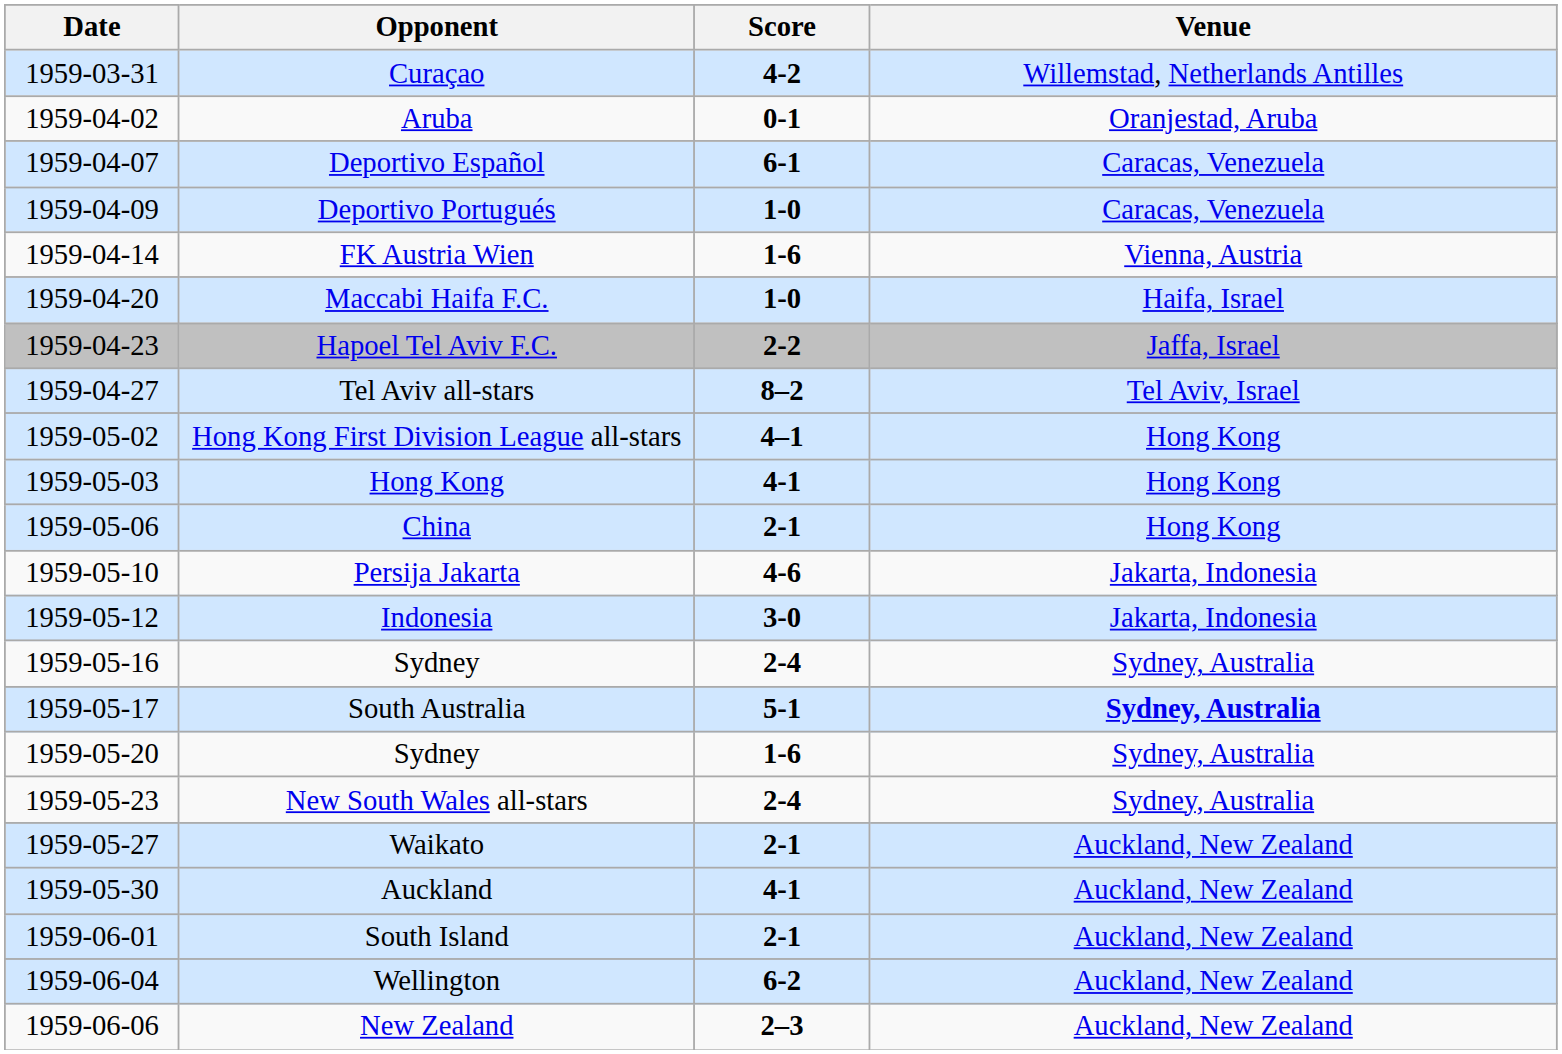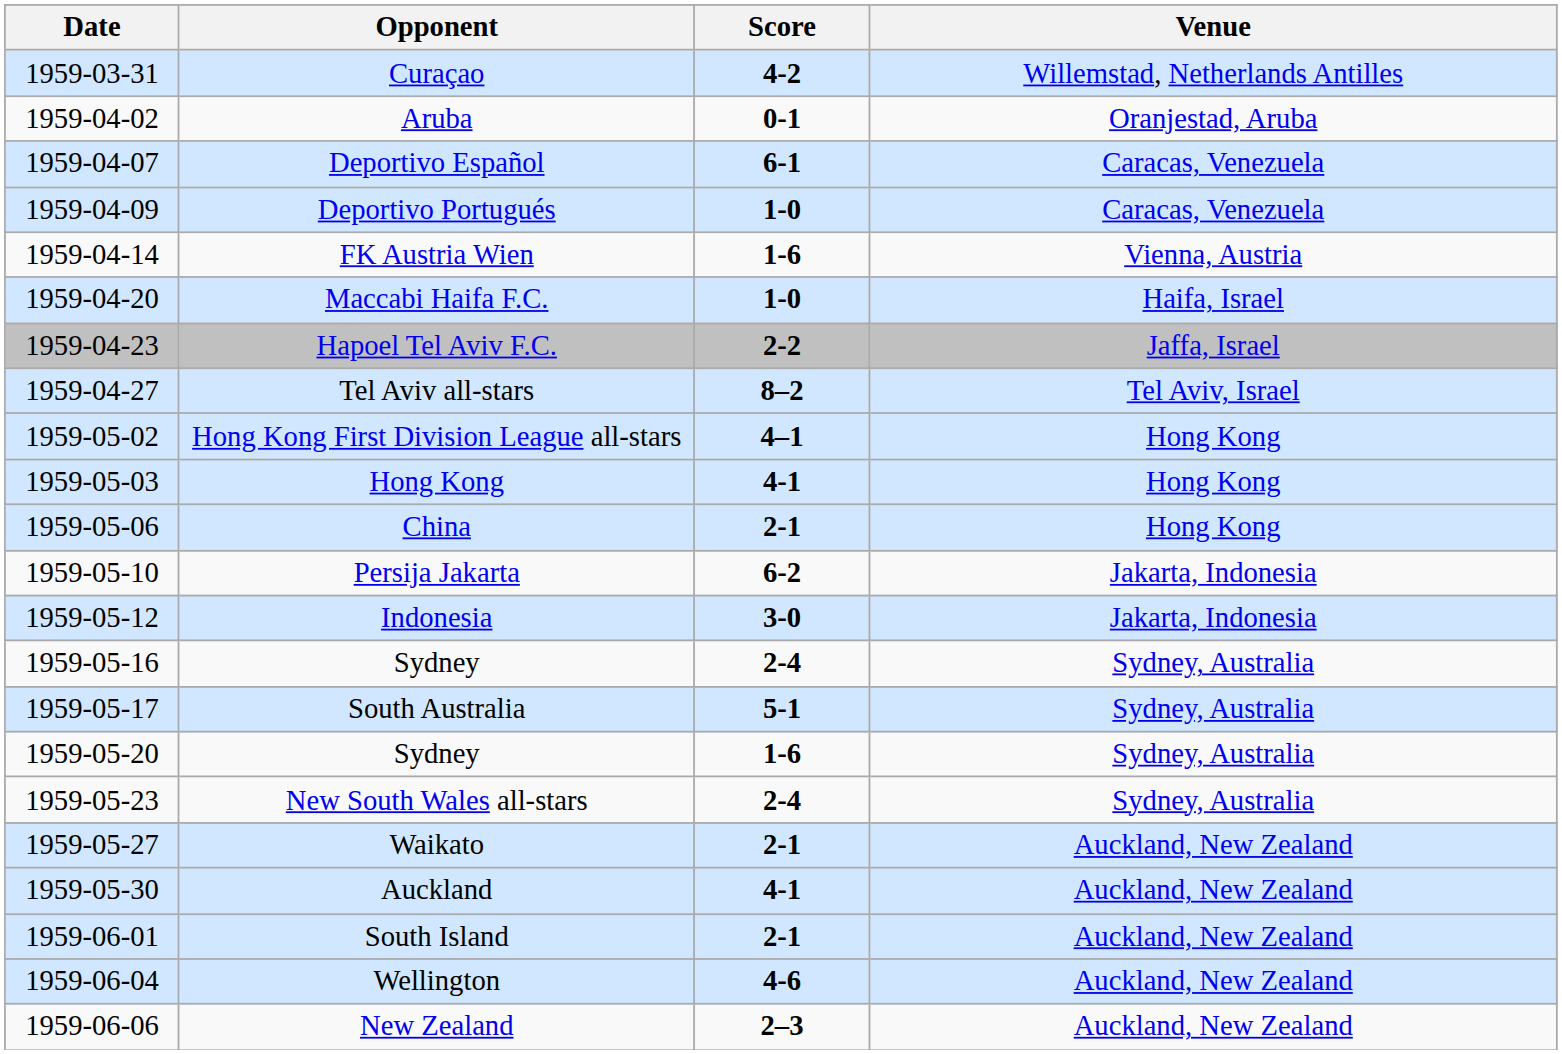(782, 572) 4-6 -> (782, 572) 6-2
(1213, 708) bold -> (1213, 708) normal
(782, 981) 6-2 -> (782, 981) 4-6
